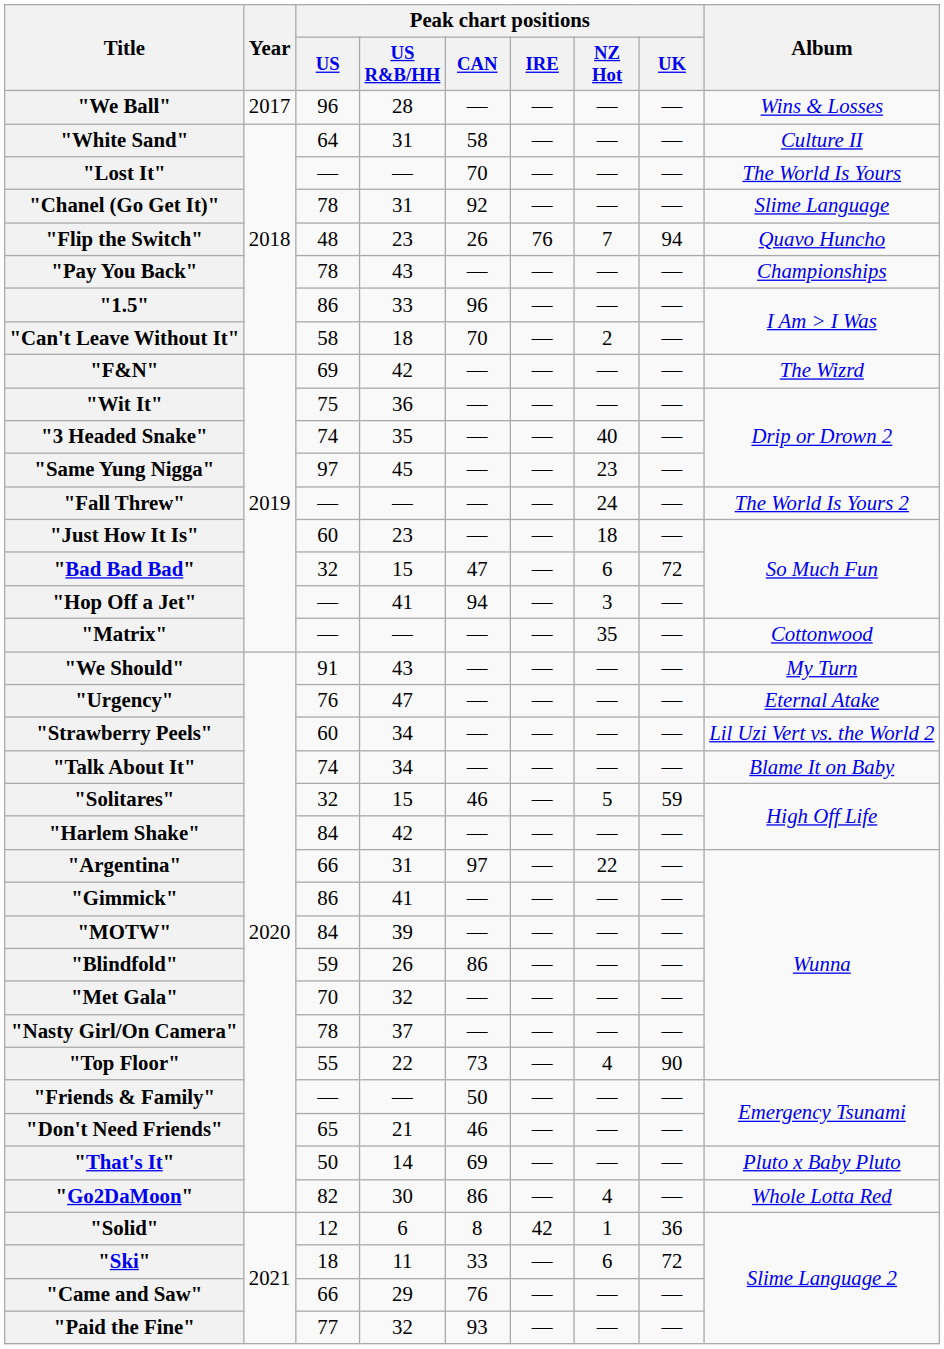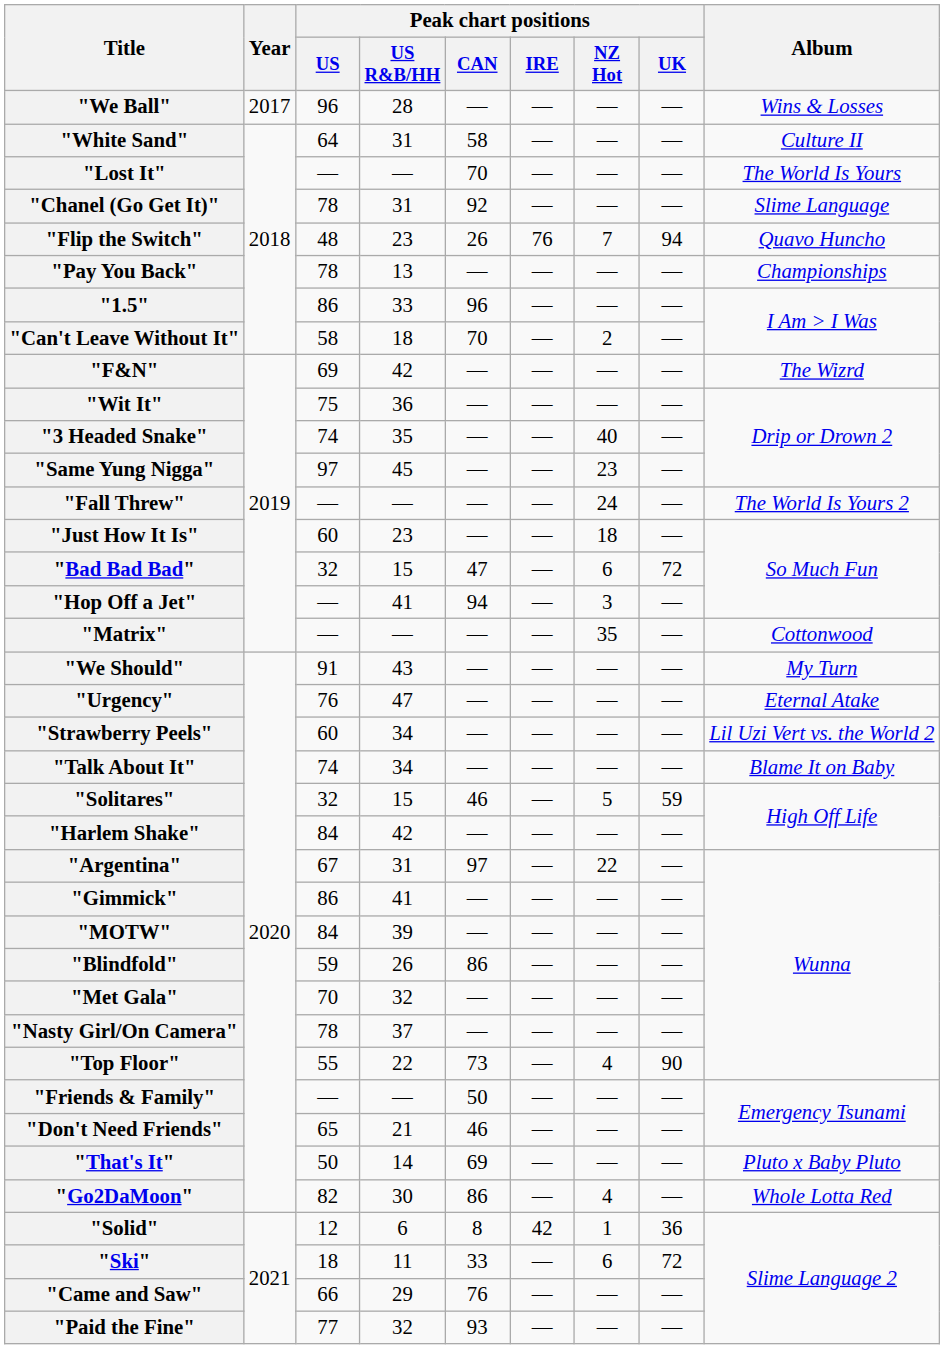(402, 271) 43 -> (402, 271) 13
(328, 865) 66 -> (328, 865) 67
